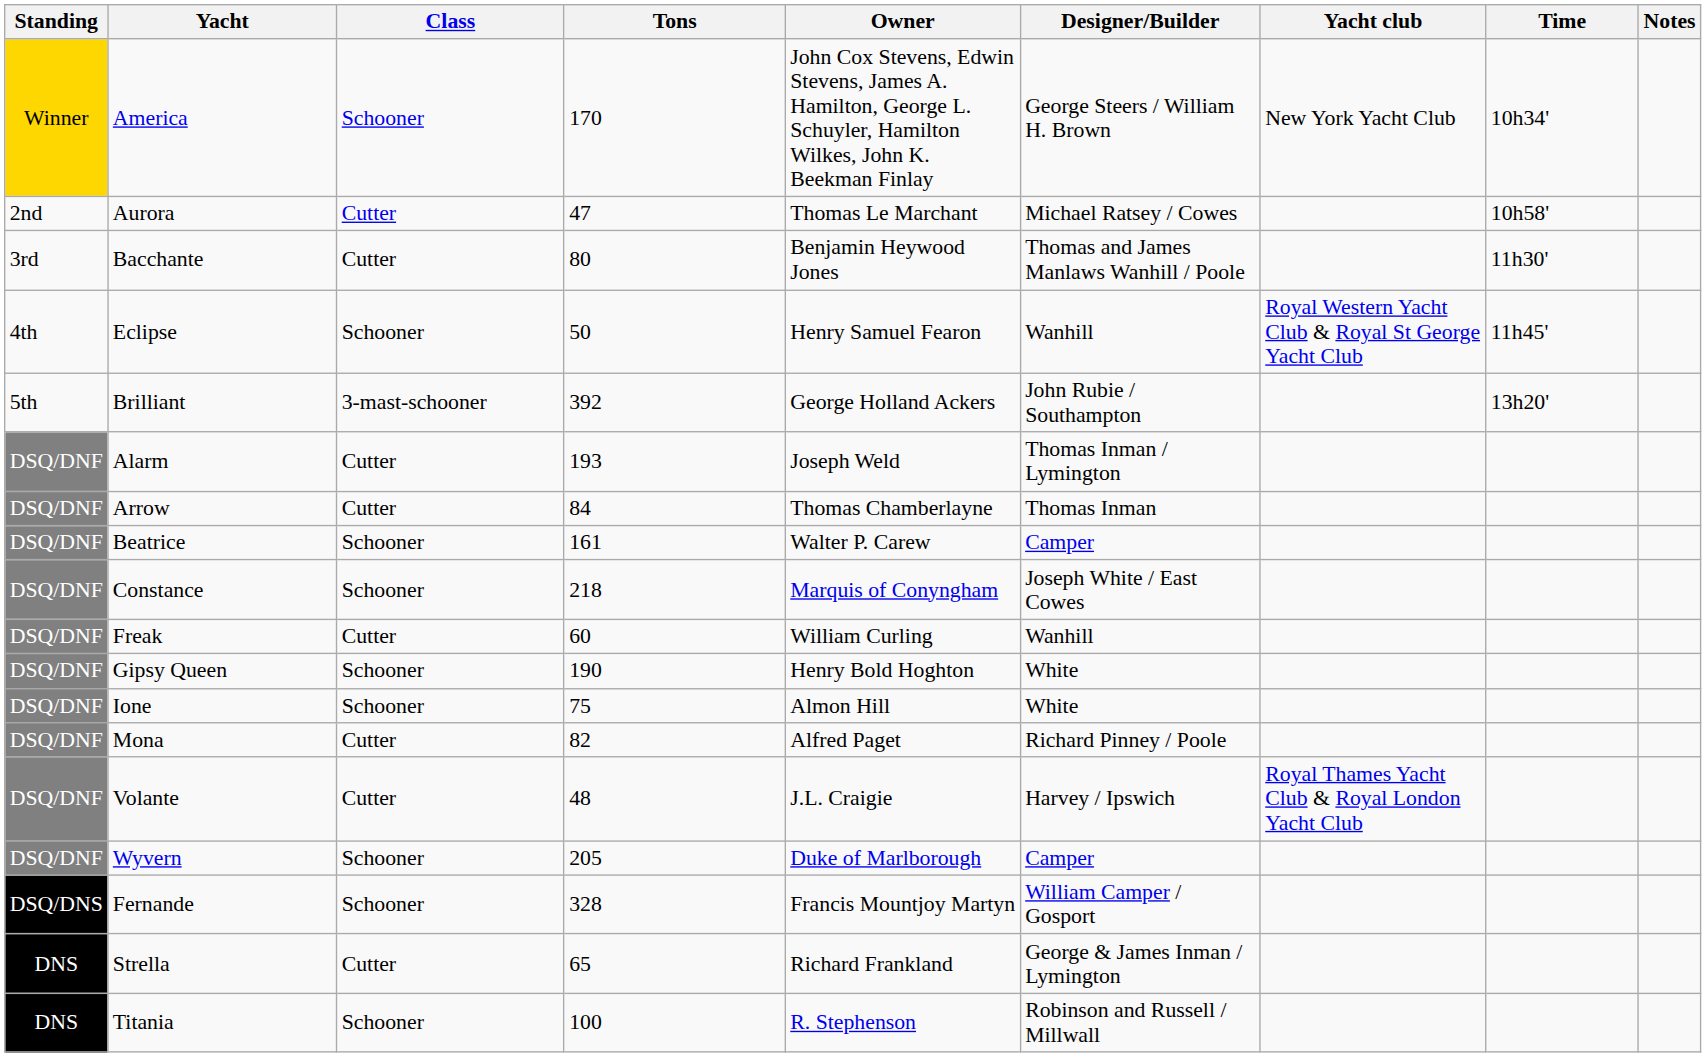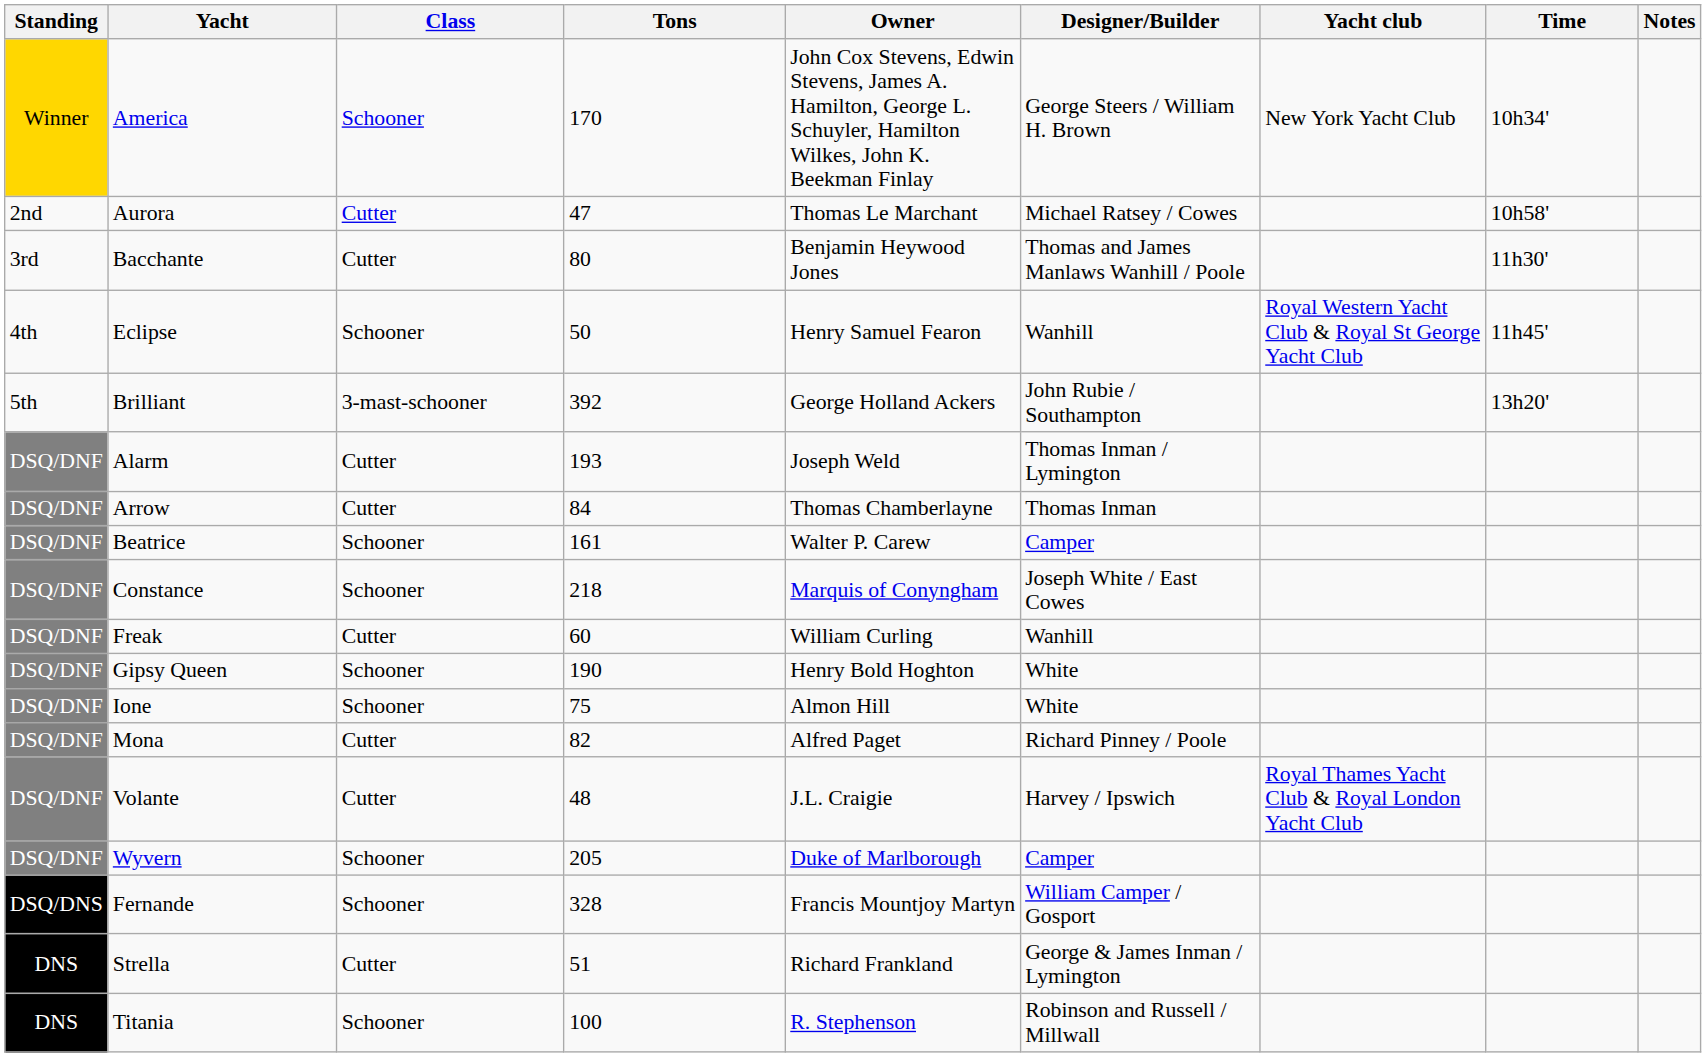(580, 963) 65 -> (580, 963) 51
